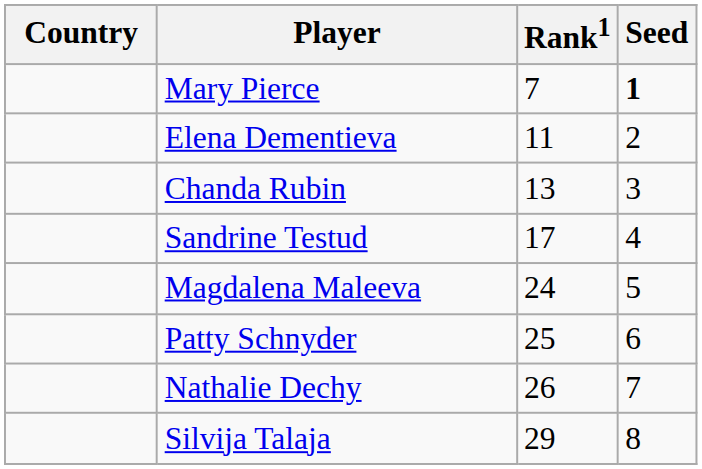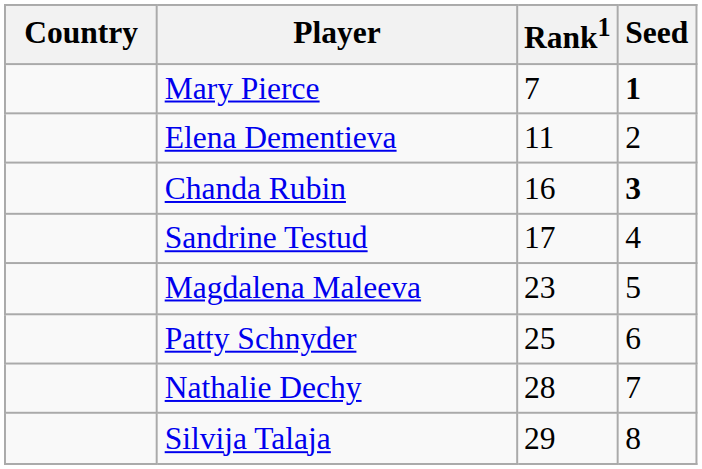(540, 187) 13 -> (540, 187) 16
(633, 187) normal -> (633, 187) bold
(540, 287) 24 -> (540, 287) 23
(540, 387) 26 -> (540, 387) 28
